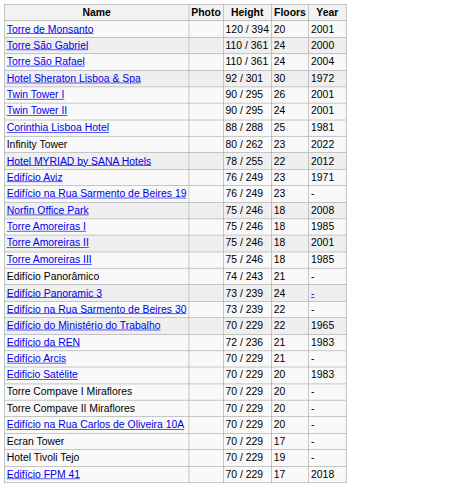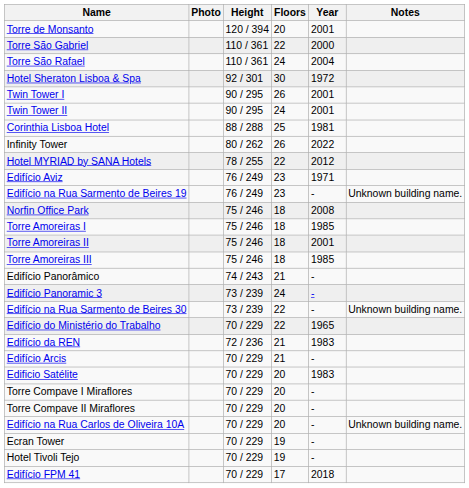+ column: (405, 12)
(280, 45) 24 -> (280, 45) 22
(280, 144) 23 -> (280, 144) 26
(280, 441) 17 -> (280, 441) 19
